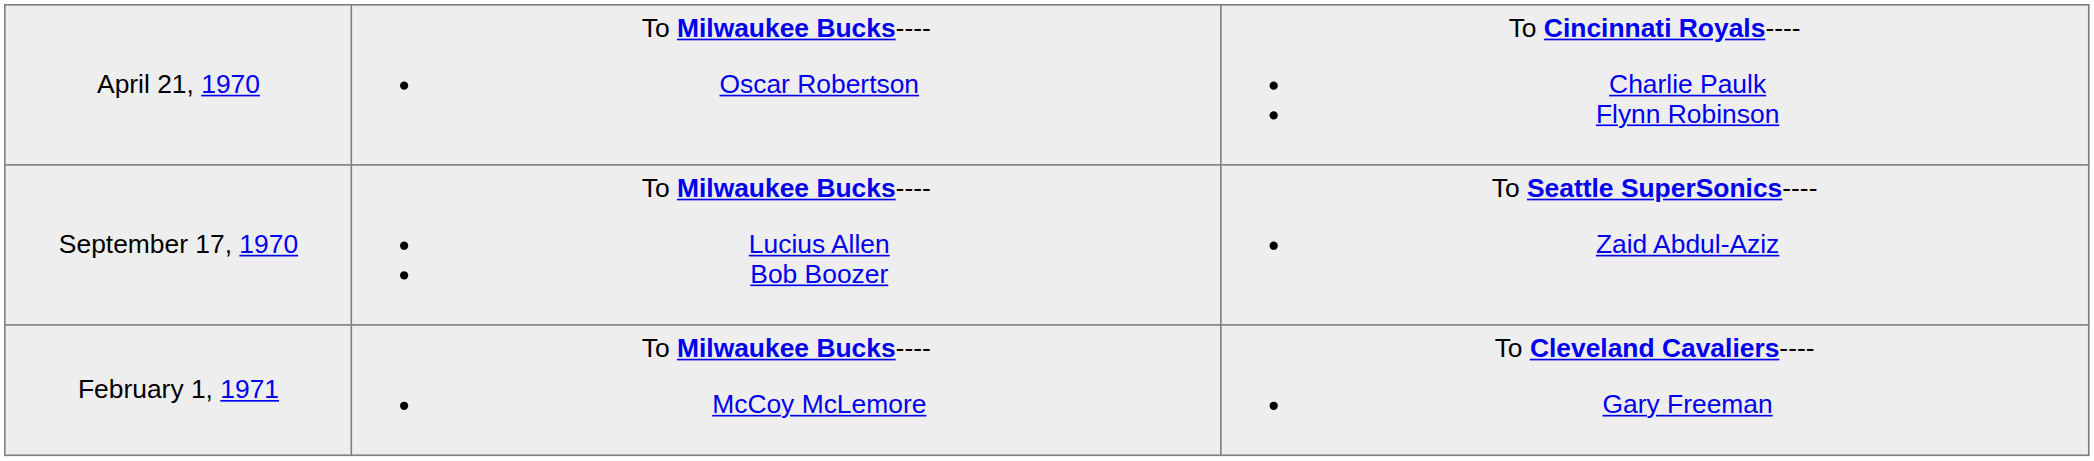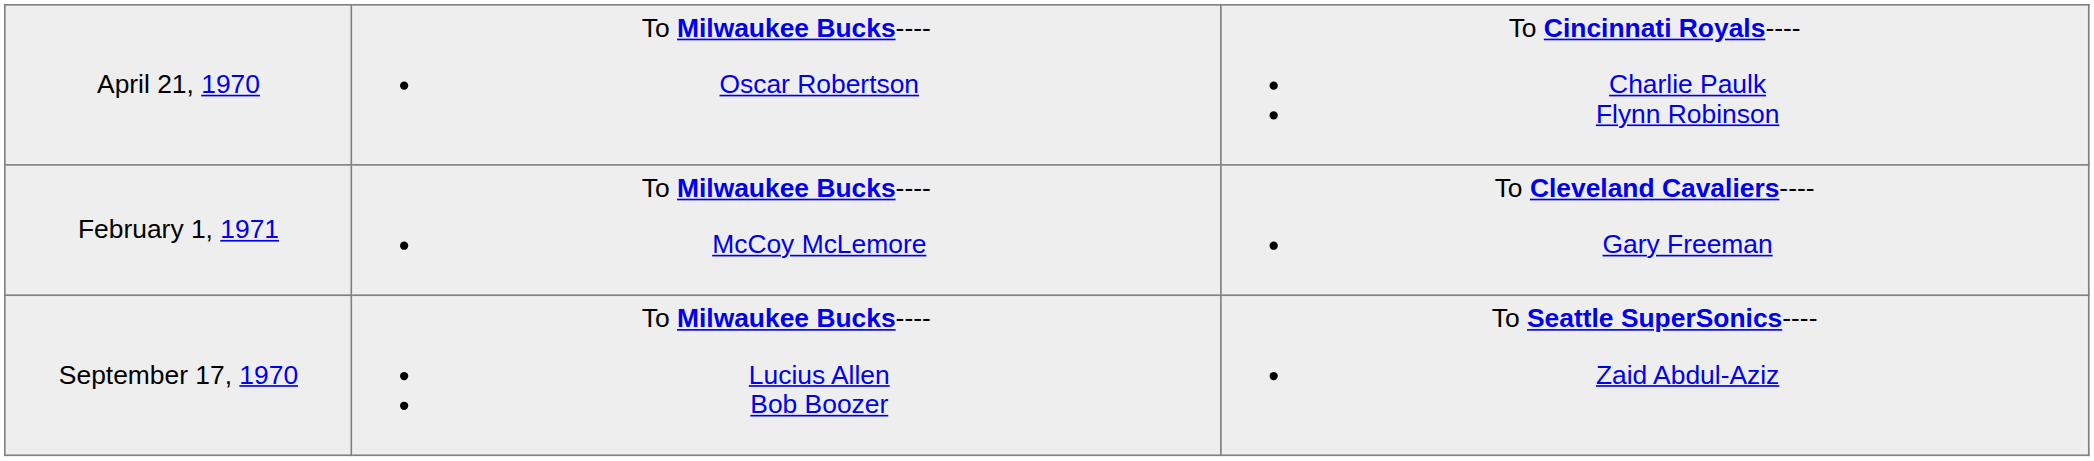rows swapped: (178, 244) <-> (178, 389)
